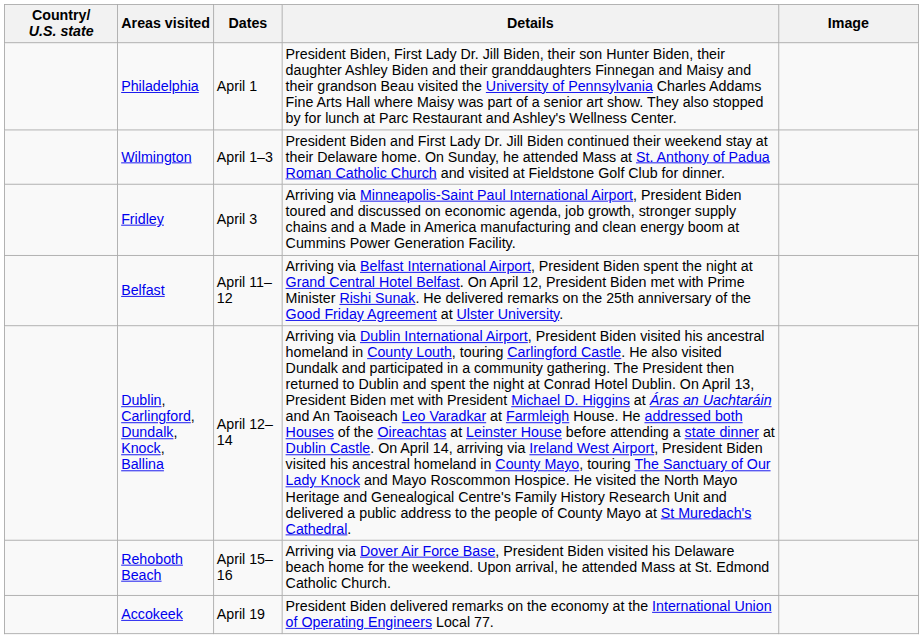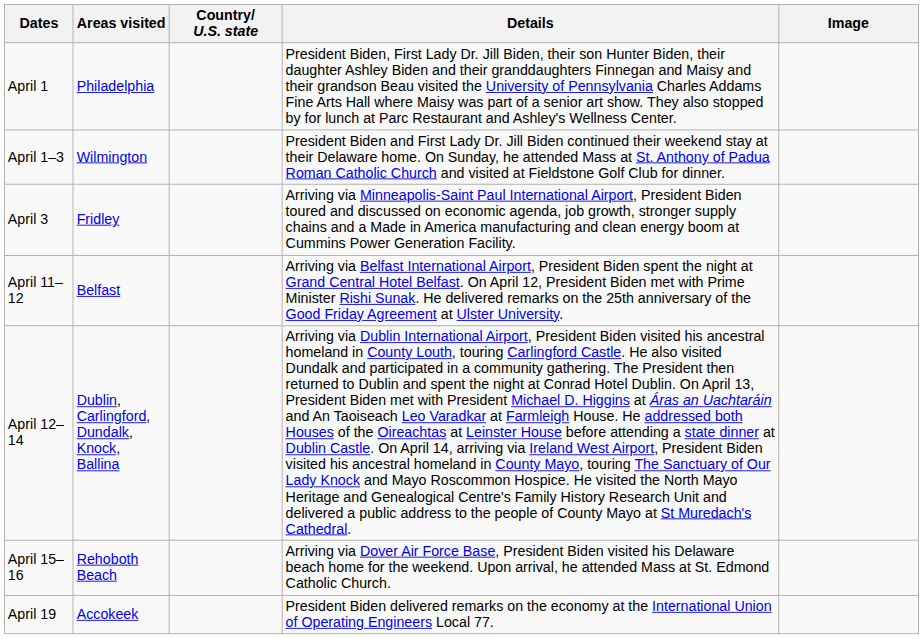columns swapped: (61, 23) <-> (248, 23)
